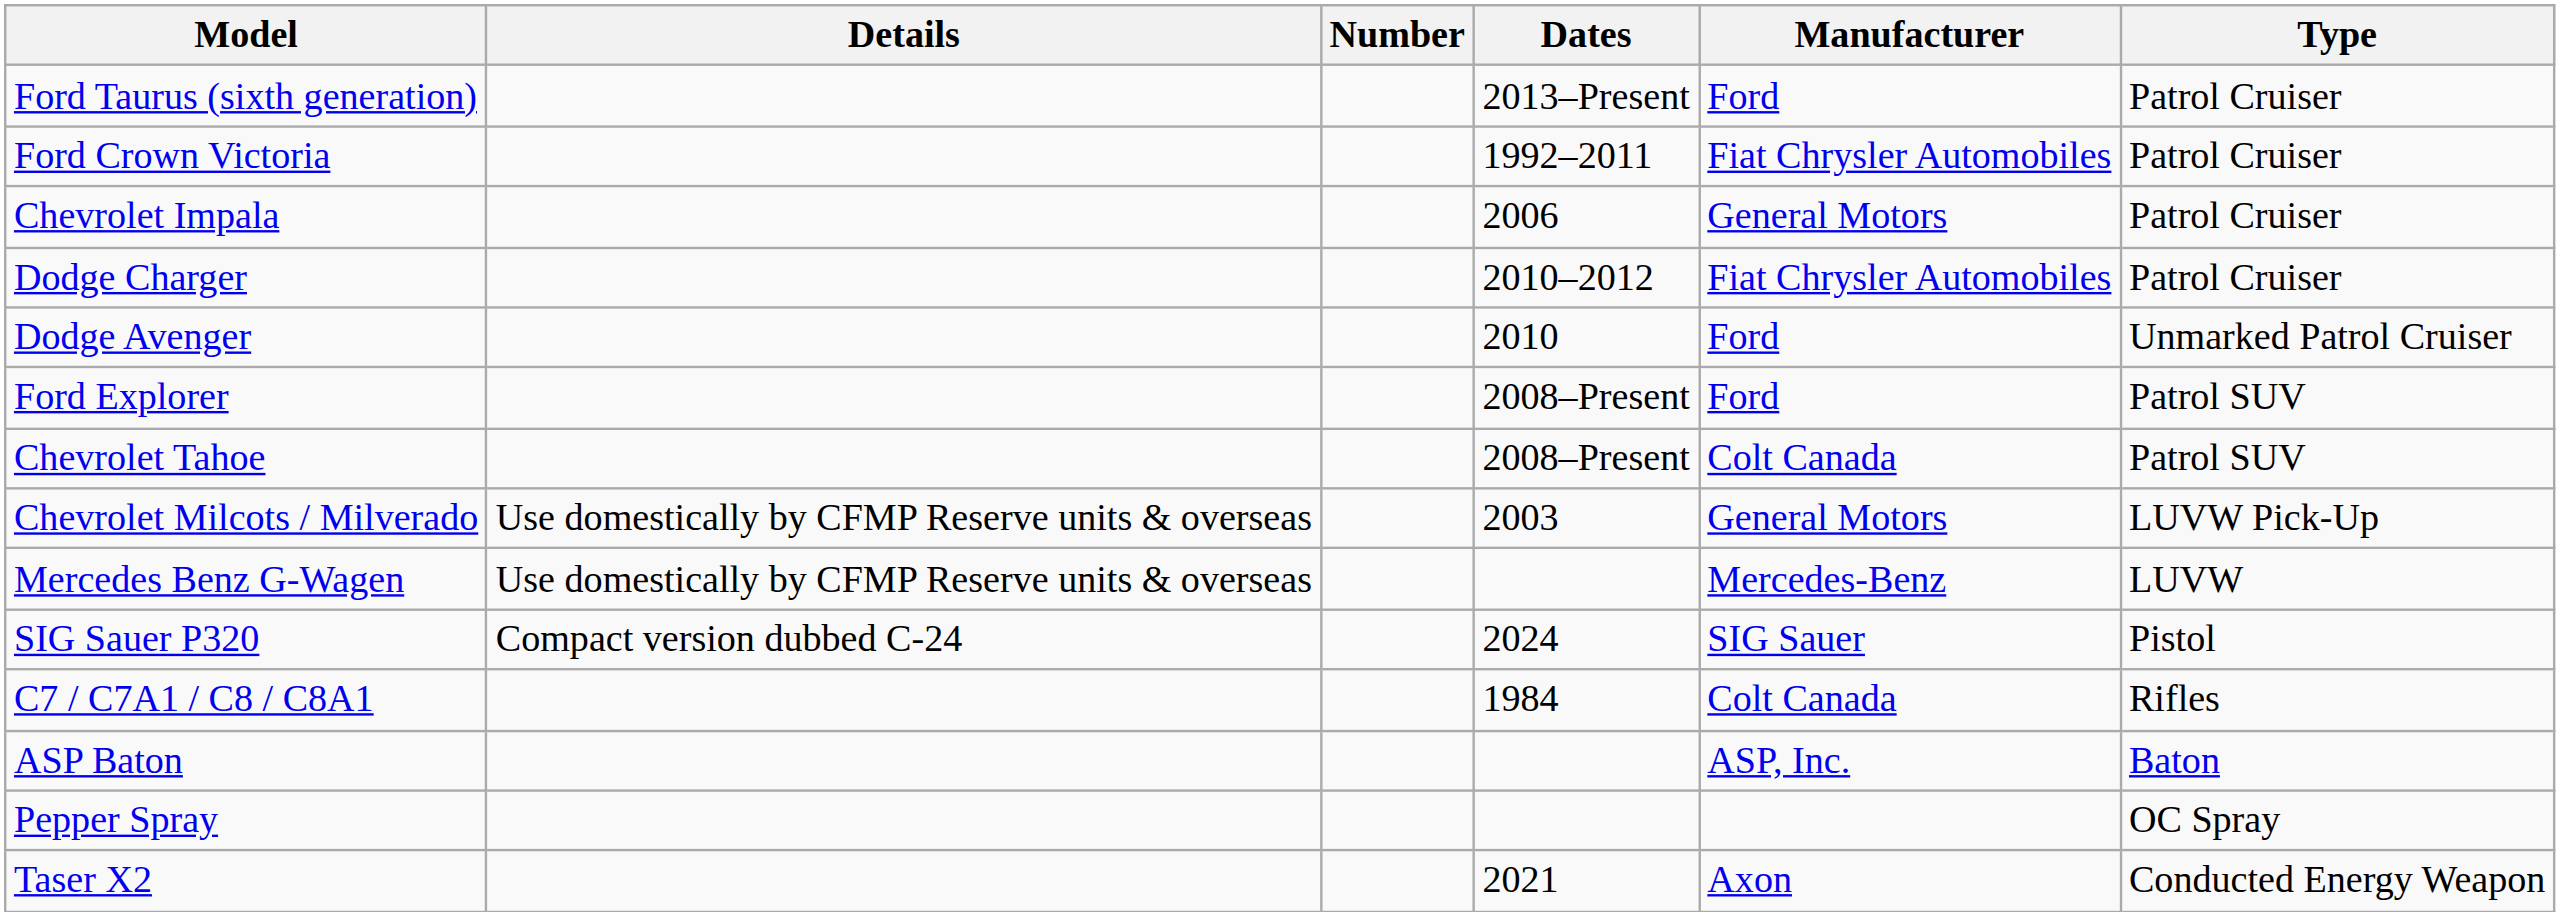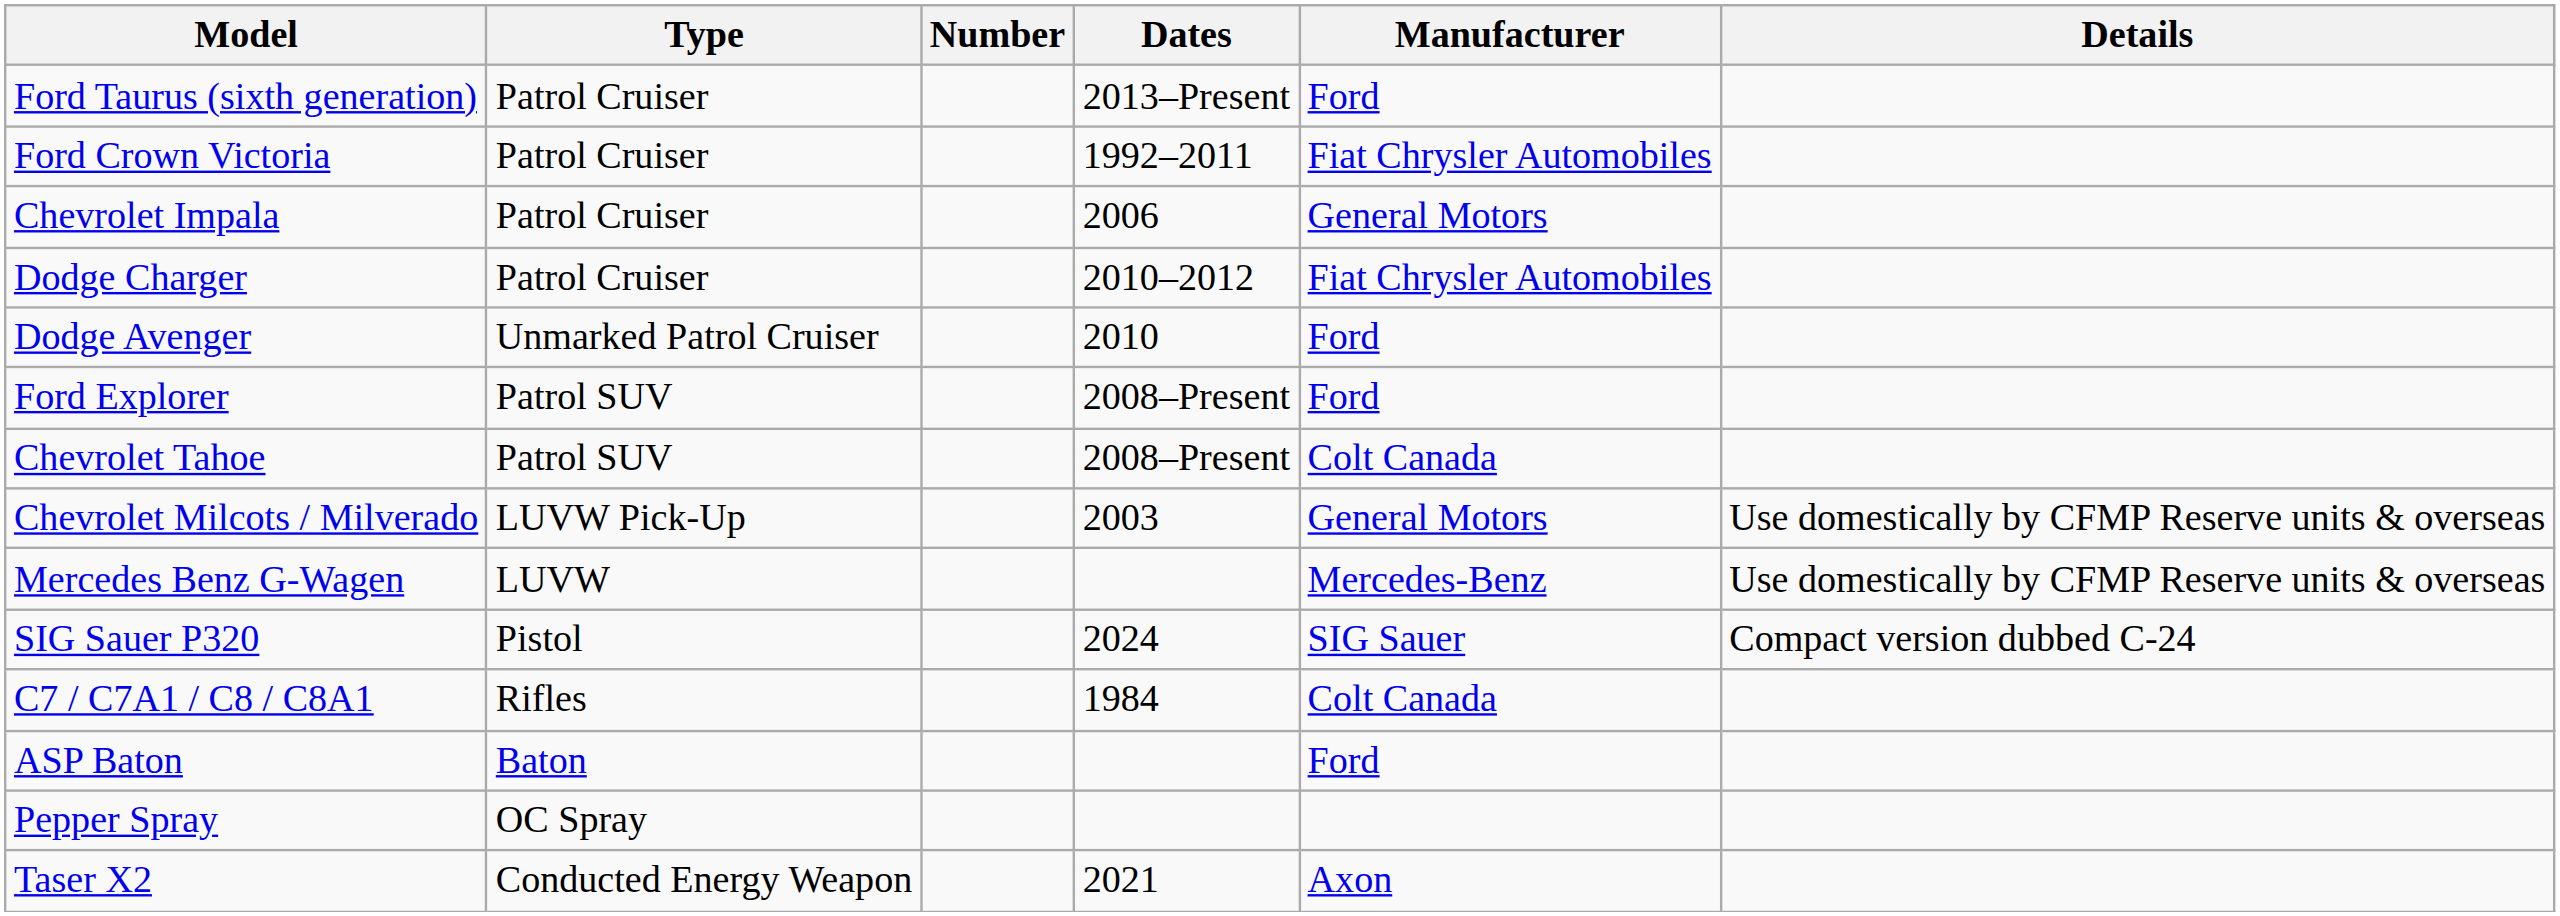columns swapped: (2337, 34) <-> (904, 34)
(1779, 759) ASP, Inc. -> (1344, 759) Ford
